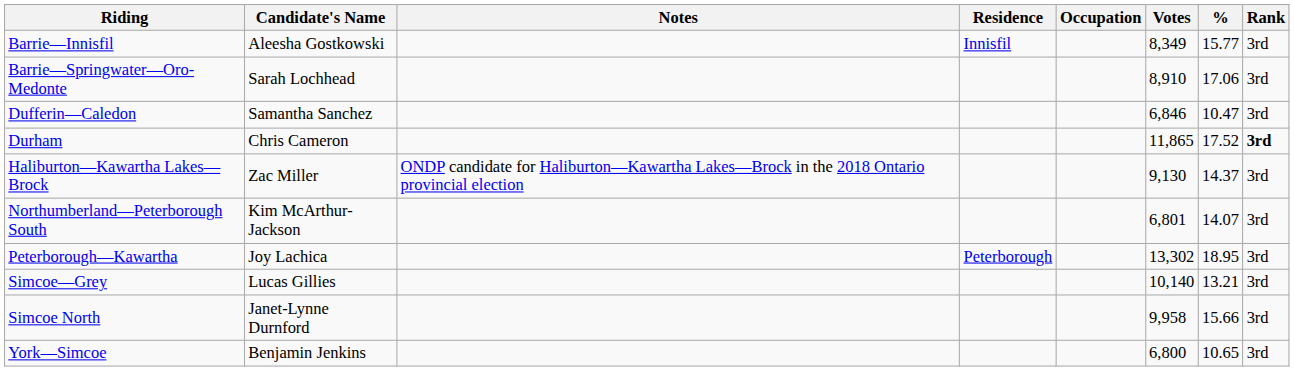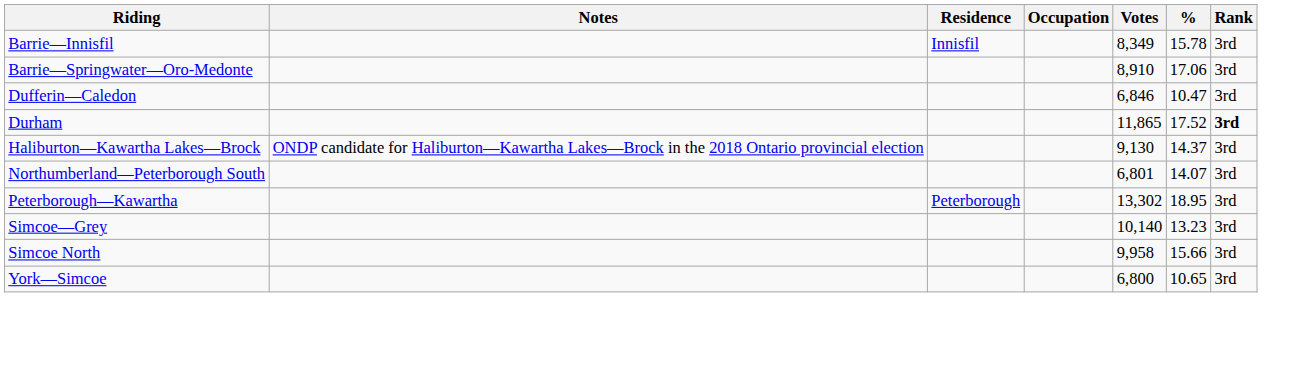- column: (321, 17)
(1220, 43) 15.77 -> (1188, 43) 15.78
(1220, 282) 13.21 -> (1188, 226) 13.23
